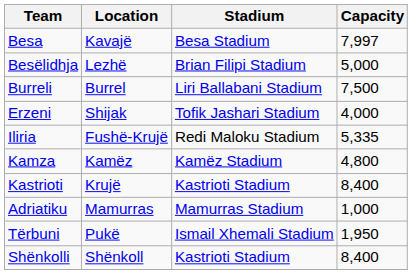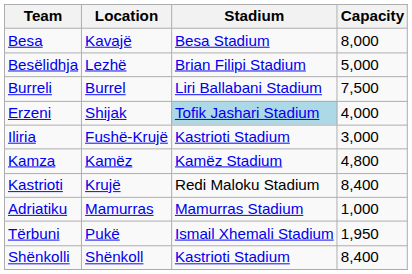(360, 40) 7,997 -> (360, 40) 8,000
(247, 112) no background -> (247, 112) lightblue background
(247, 137) Redi Maloku Stadium -> (232, 137) Kastrioti Stadium
(360, 137) 5,335 -> (360, 137) 3,000
(232, 185) Kastrioti Stadium -> (247, 185) Redi Maloku Stadium
